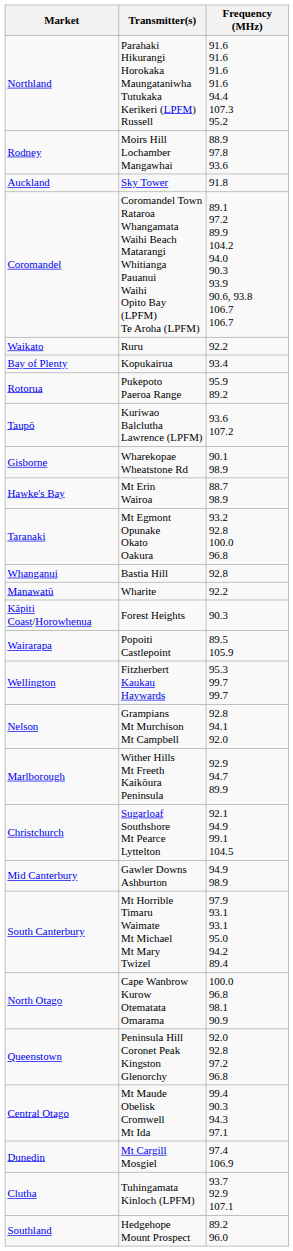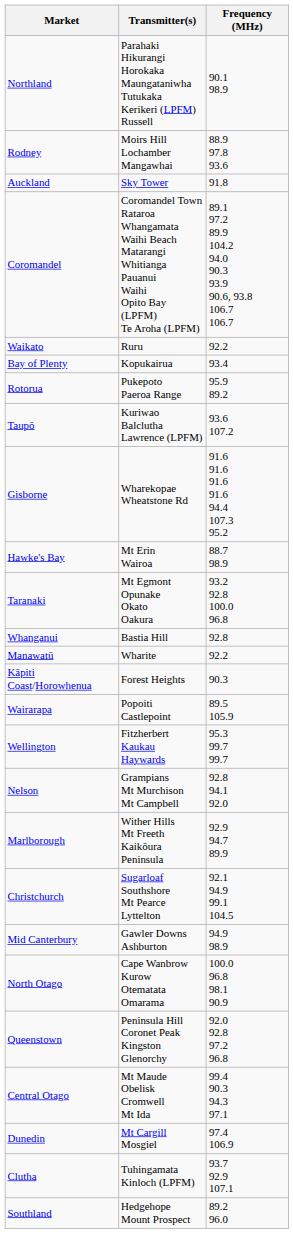(221, 83) 91.6 91.6 91.6 91.6 94.4 107.3 95.2 -> (218, 83) 90.1 98.9
(218, 462) 90.1 98.9 -> (221, 494) 91.6 91.6 91.6 91.6 94.4 107.3 95.2
- row: (46, 932)
